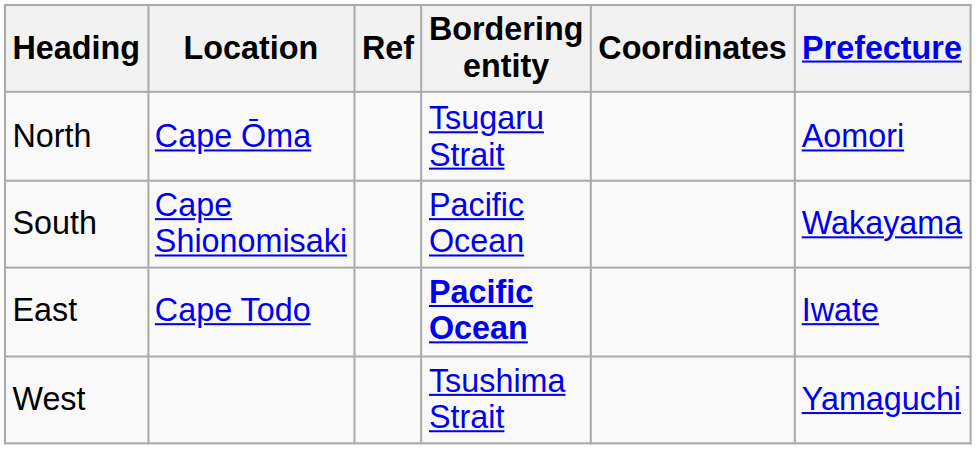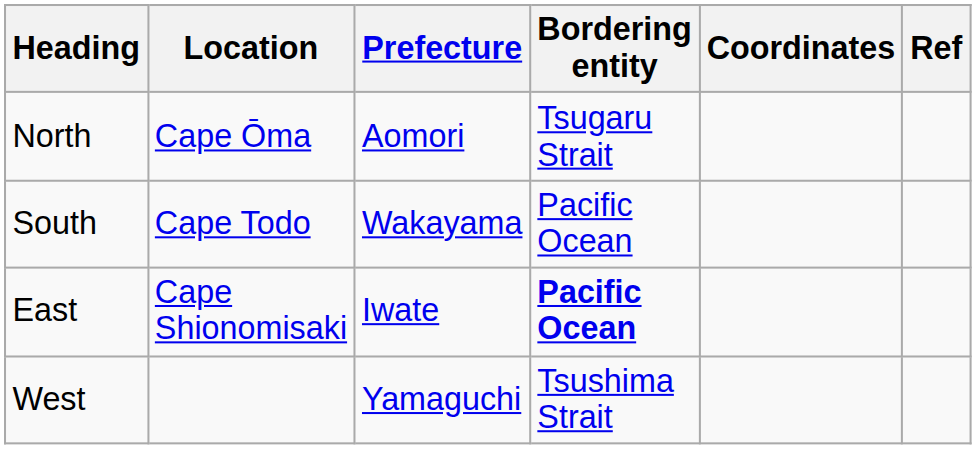columns swapped: (882, 48) <-> (388, 48)
(251, 223) Cape Shionomisaki -> (233, 223) Cape Todo
(233, 311) Cape Todo -> (251, 311) Cape Shionomisaki
